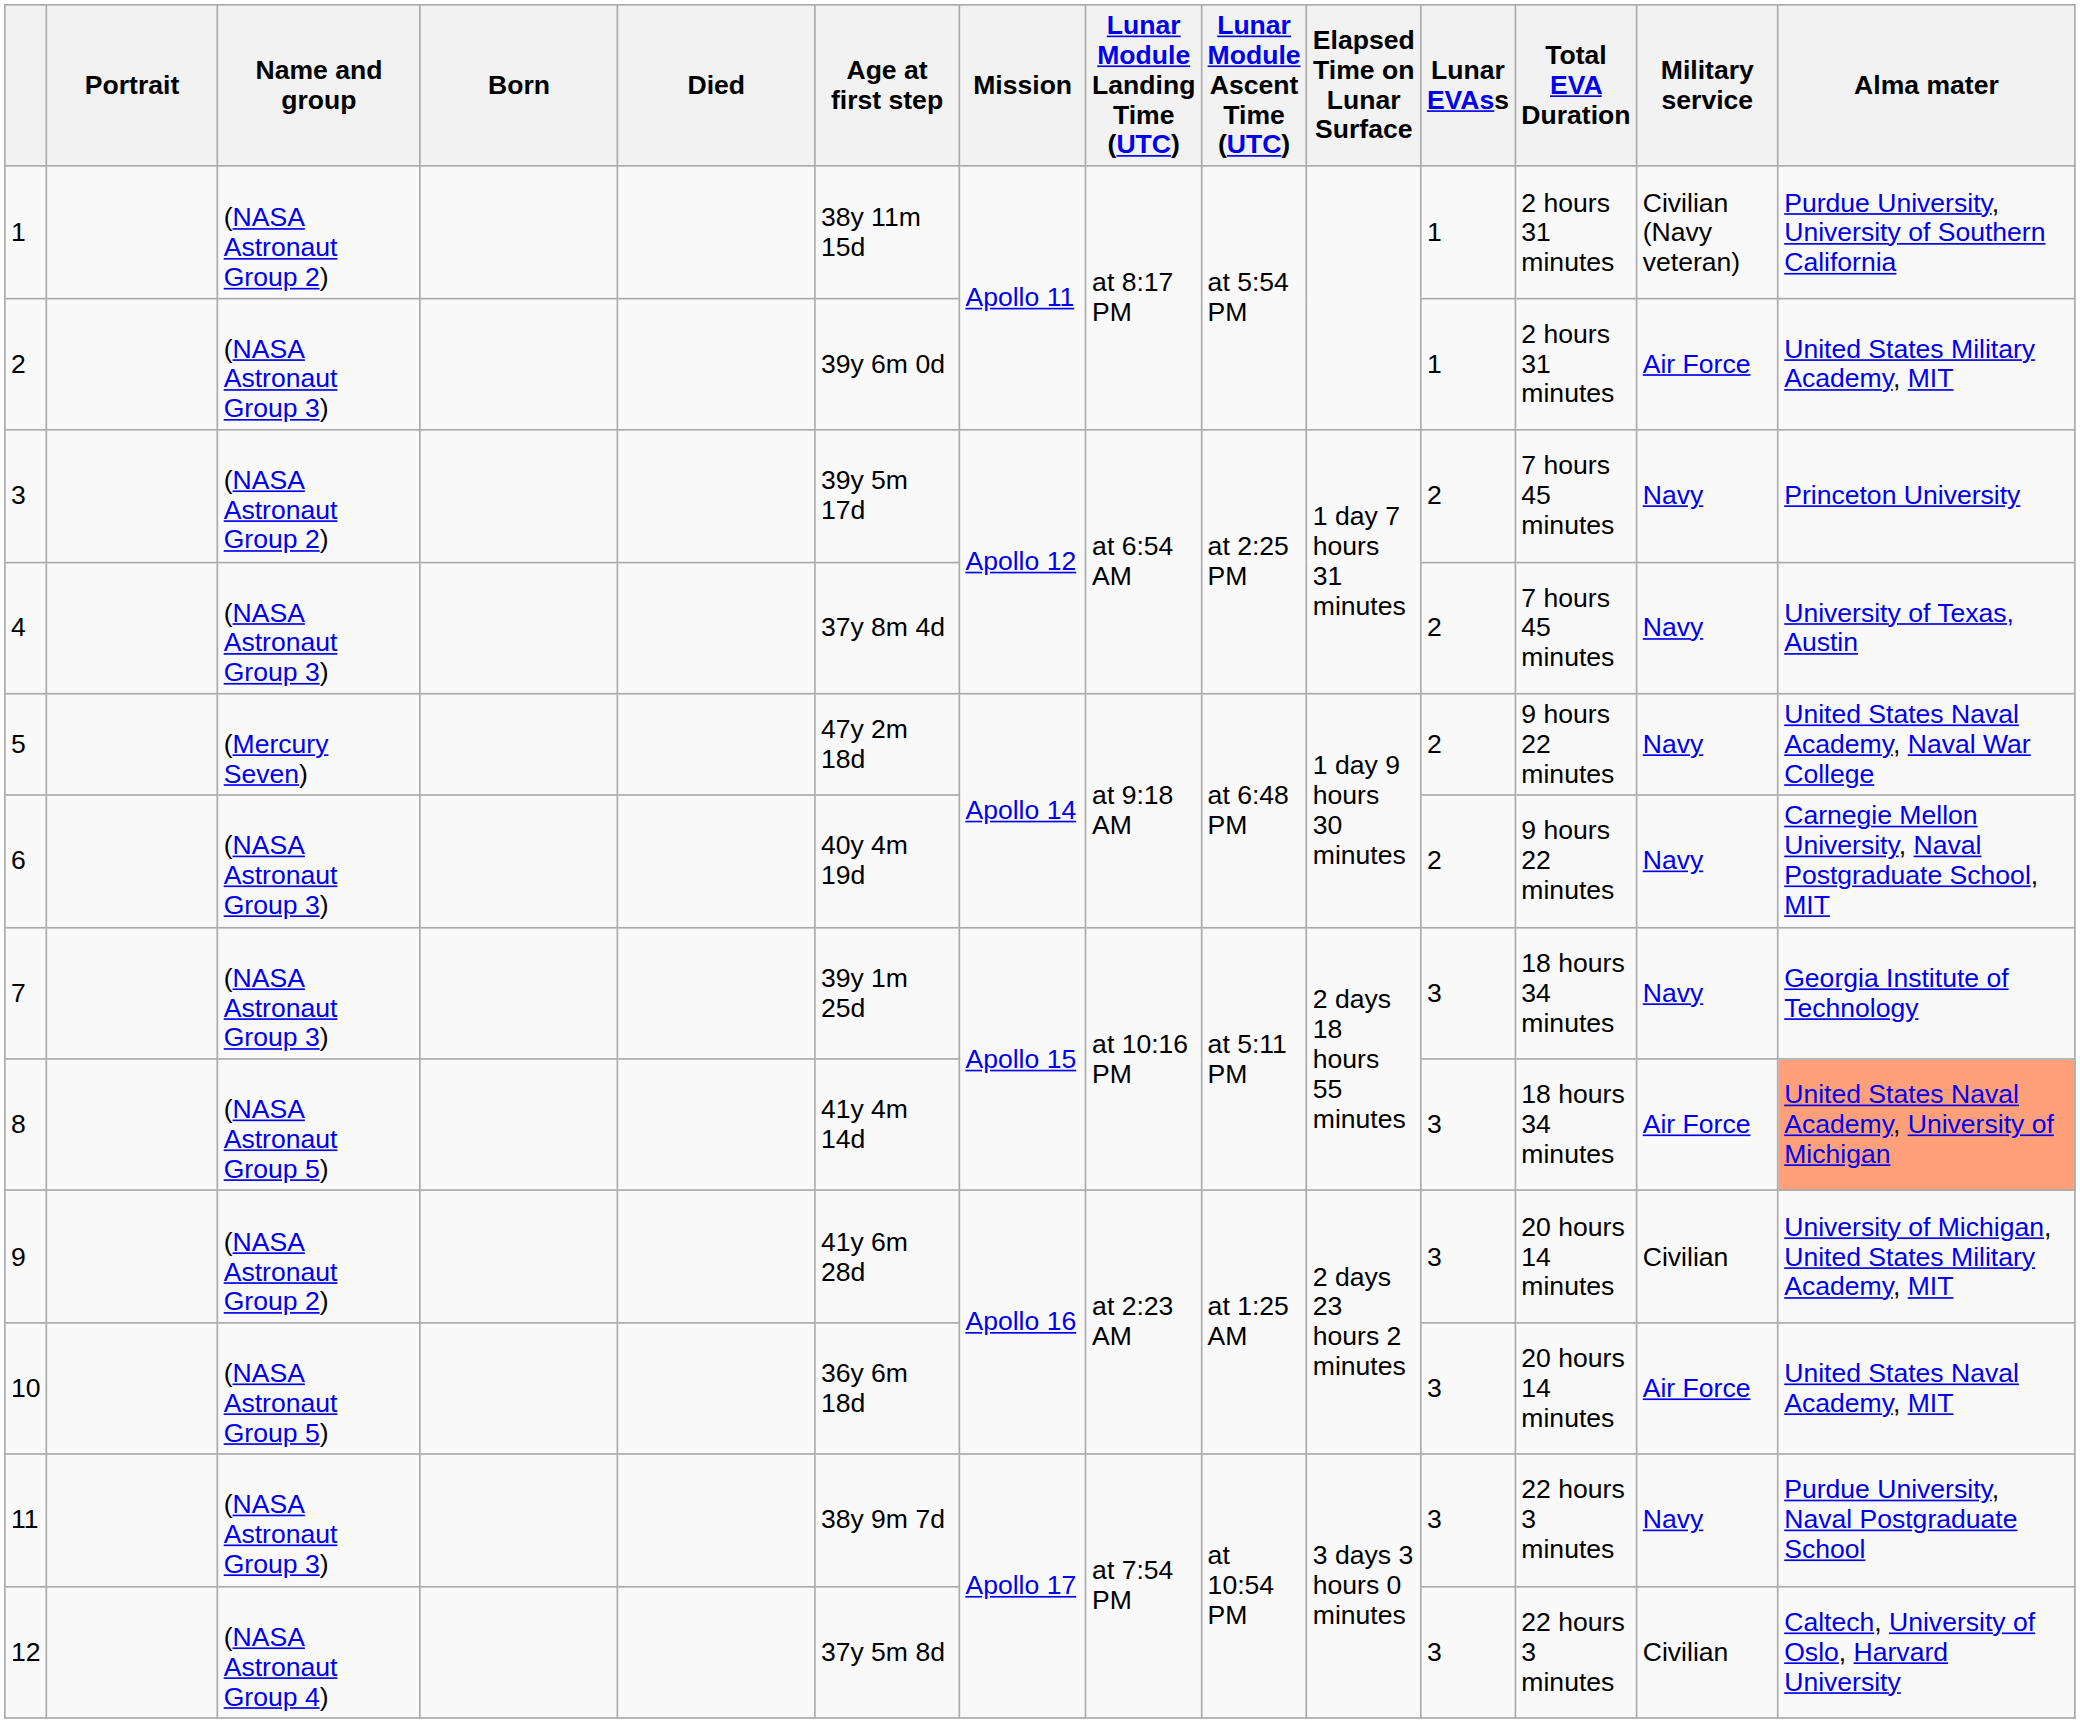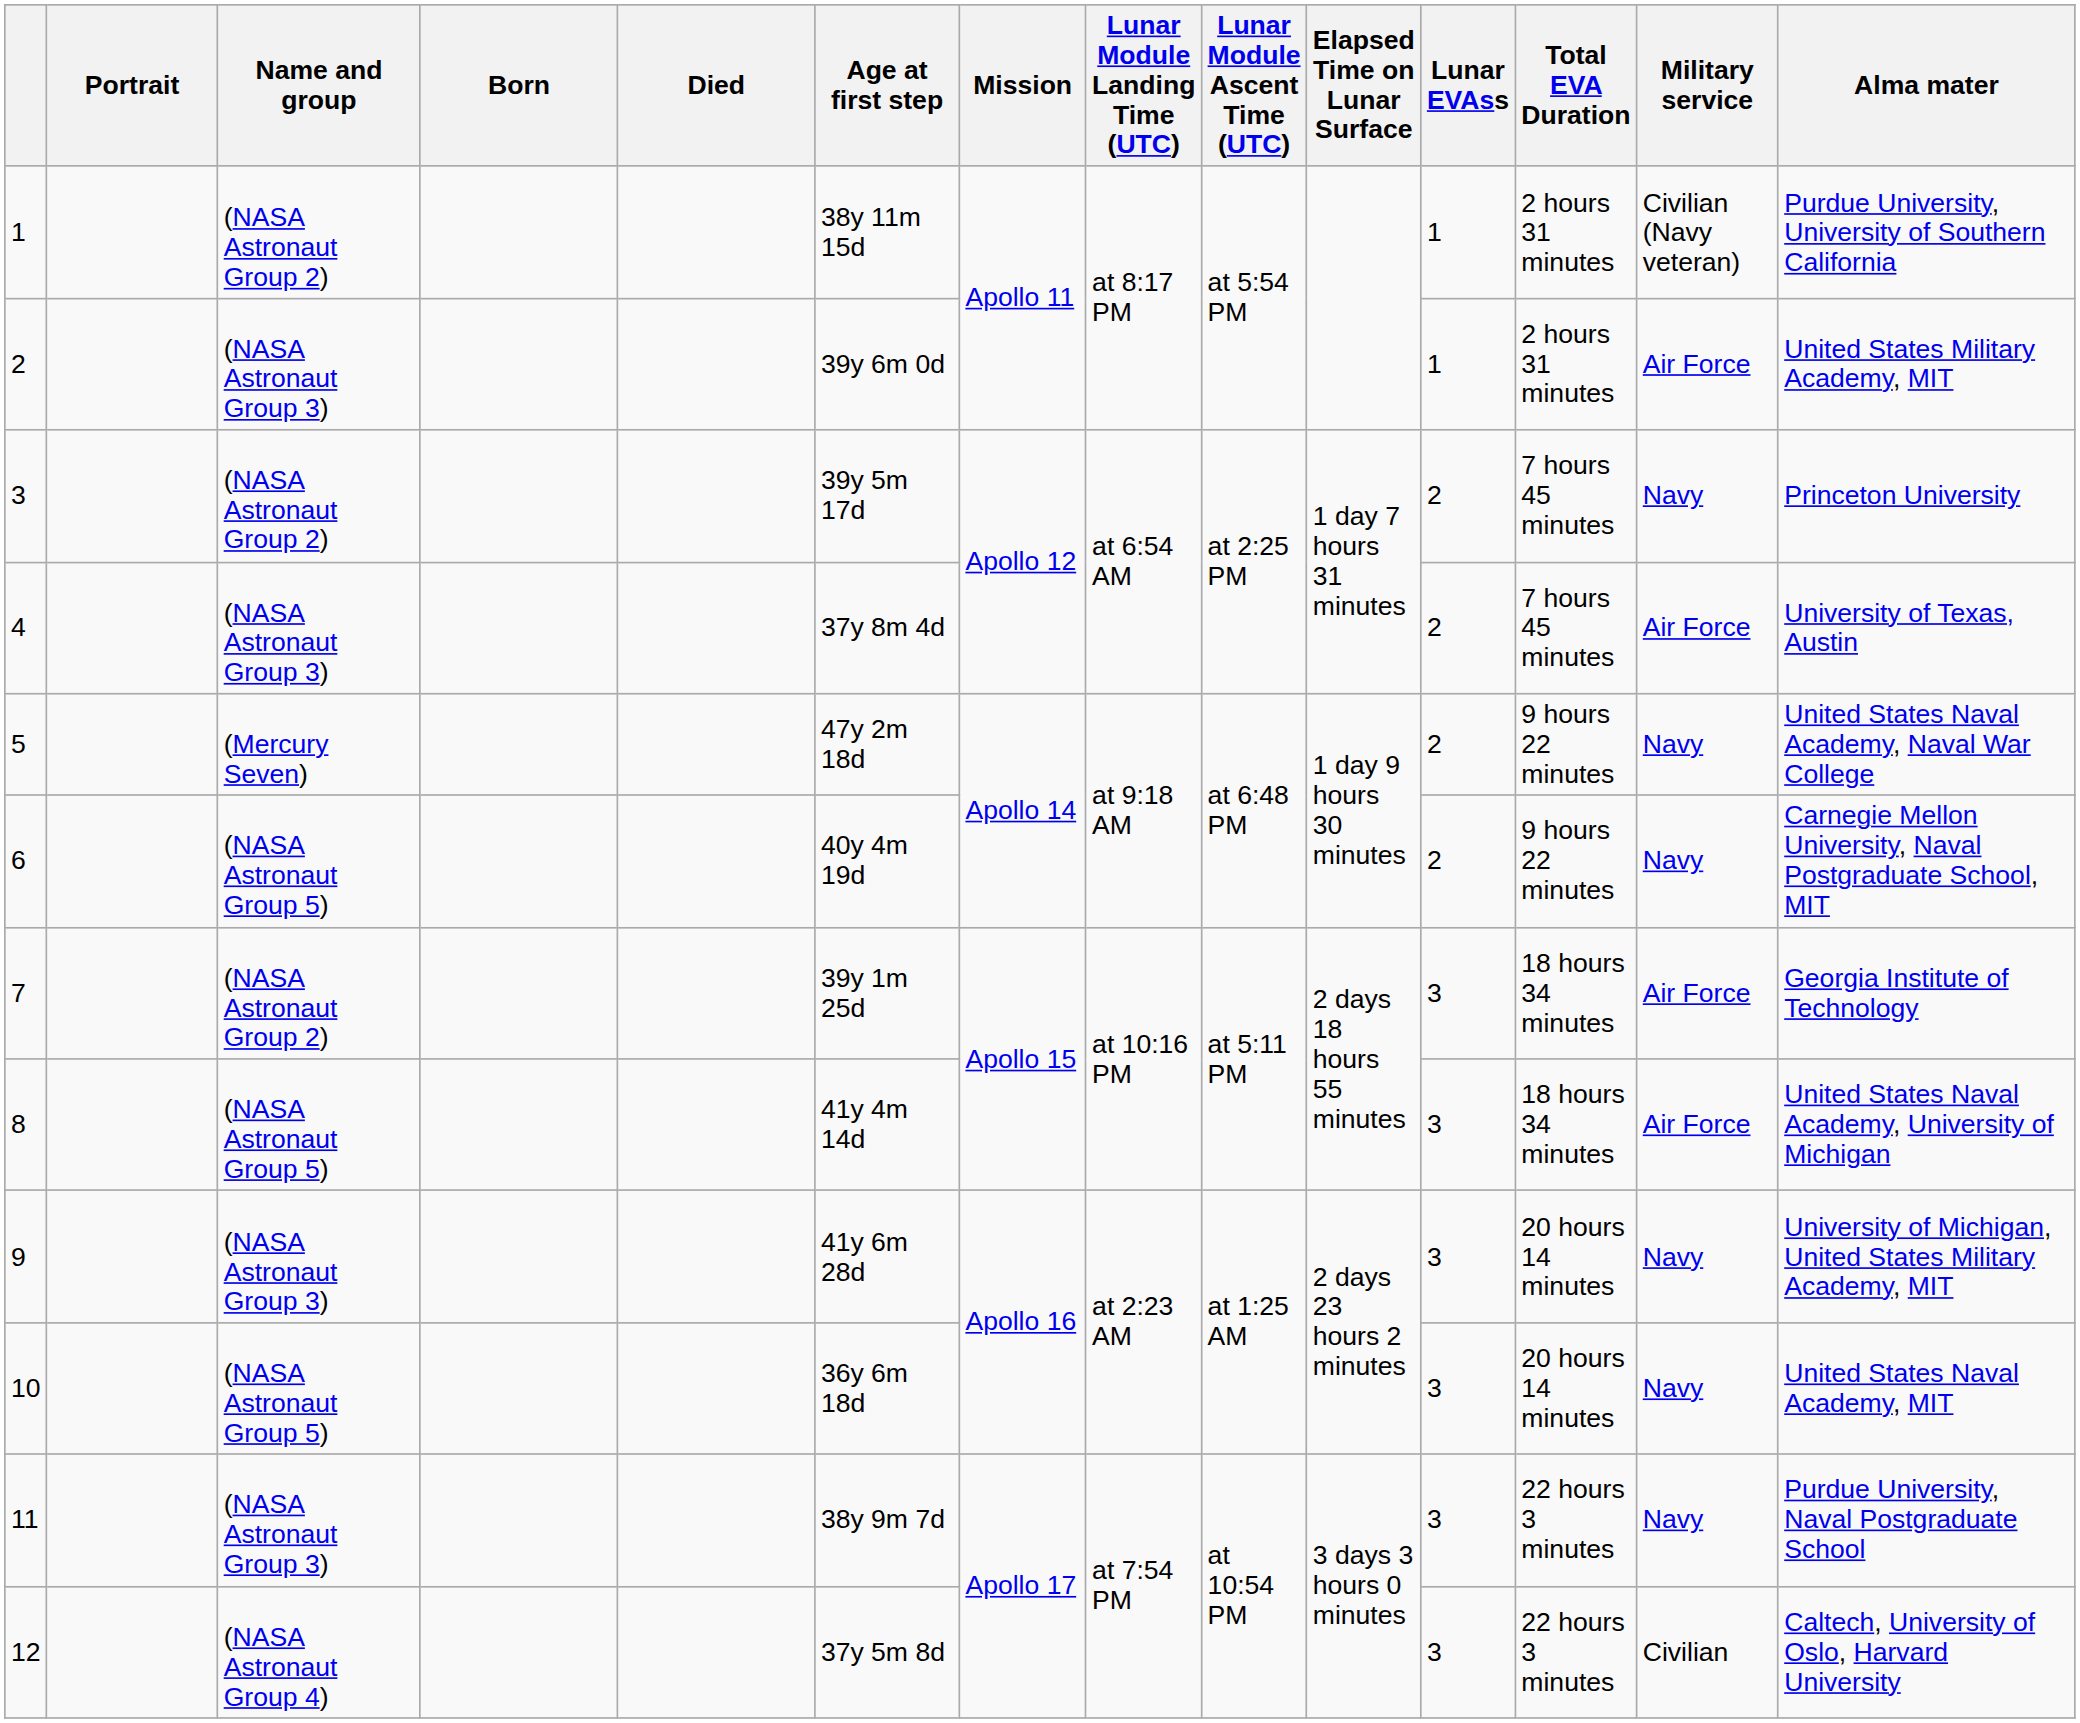(1673, 627) Navy -> (1697, 627) Air Force
(281, 875) (NASA Astronaut Group 3) -> (281, 875) (NASA Astronaut Group 5)
(281, 1007) (NASA Astronaut Group 3) -> (281, 1007) (NASA Astronaut Group 2)
(1673, 992) Navy -> (1697, 992) Air Force
(1919, 1124) lightsalmon background -> (1919, 1124) no background
(281, 1271) (NASA Astronaut Group 2) -> (281, 1271) (NASA Astronaut Group 3)
(1686, 1256) Civilian -> (1673, 1256) Navy
(1697, 1388) Air Force -> (1673, 1388) Navy
